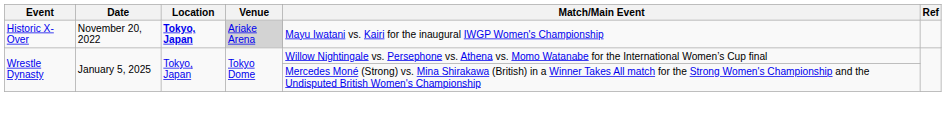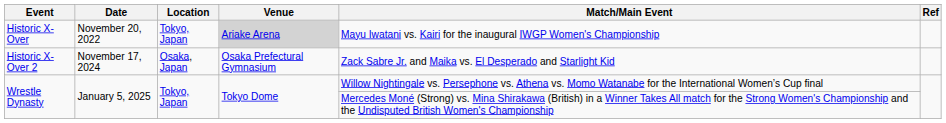(179, 34) bold -> (174, 34) normal
+ row: (30, 61)
